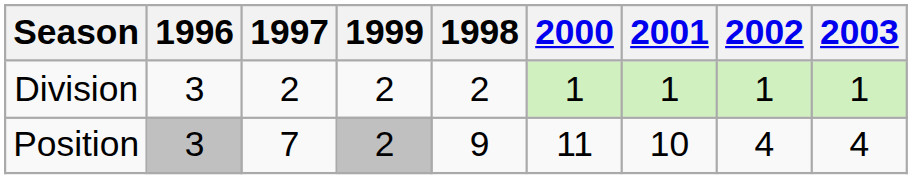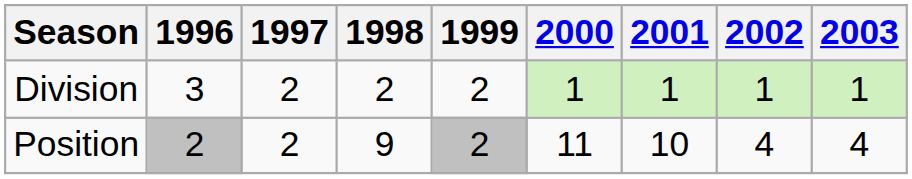columns swapped: (480, 32) <-> (385, 32)
(195, 144) 3 -> (195, 144) 2
(290, 144) 7 -> (290, 144) 2
